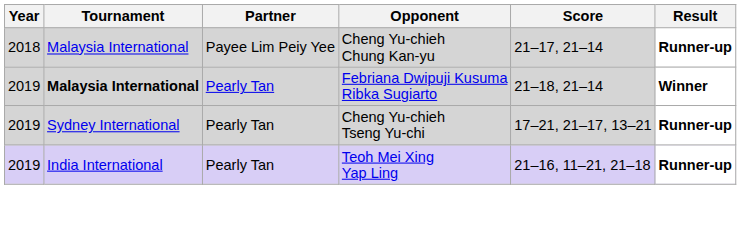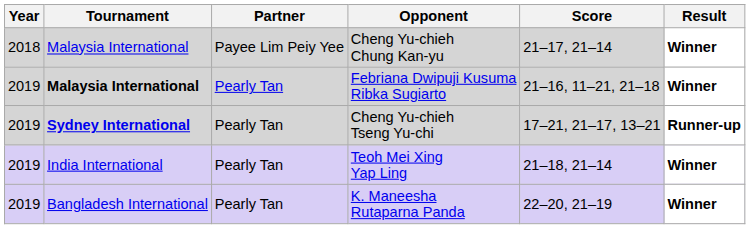(695, 47) Runner-up -> (692, 47) Winner
(559, 87) 21–18, 21–14 -> (591, 87) 21–16, 11–21, 21–18
(113, 126) normal -> (119, 126) bold
(582, 165) 21–16, 11–21, 21–18 -> (568, 165) 21–18, 21–14
(695, 165) Runner-up -> (692, 165) Winner
+ row: (408, 204)
